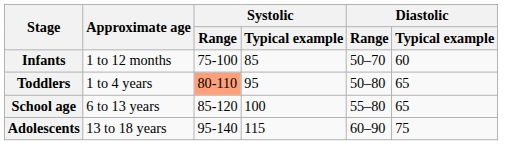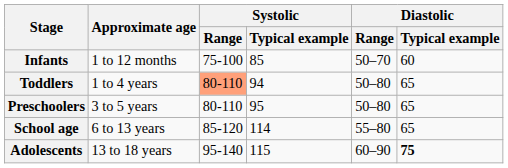(251, 83) 95 -> (257, 83) 94
+ row: (46, 106)
(255, 106) 100 -> (260, 128) 114
(402, 128) normal -> (408, 151) bold
